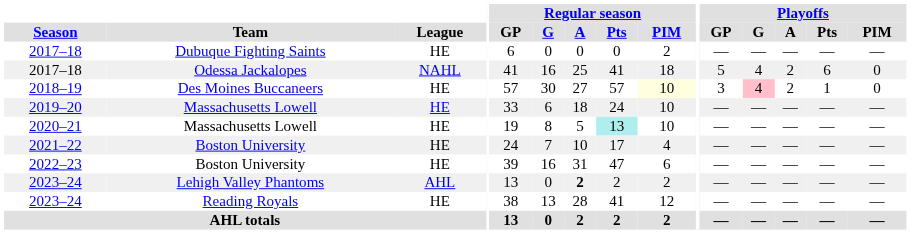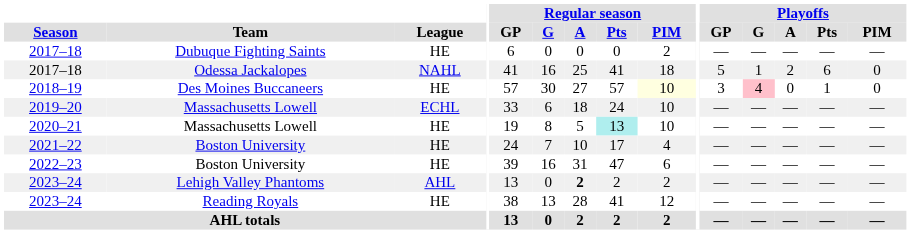(758, 69) 4 -> (758, 69) 1
(790, 88) 2 -> (790, 88) 0
(440, 107) HE -> (440, 107) ECHL
